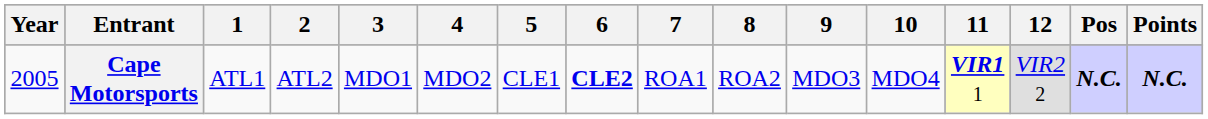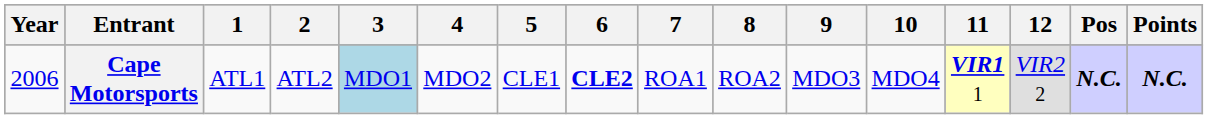(35, 78) 2005 -> (35, 78) 2006
(378, 78) no background -> (378, 78) lightblue background
